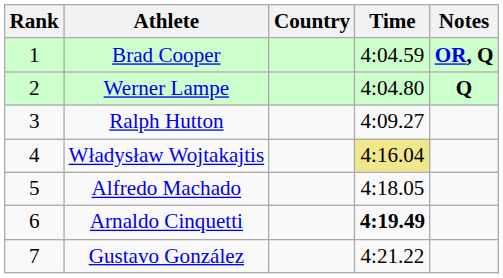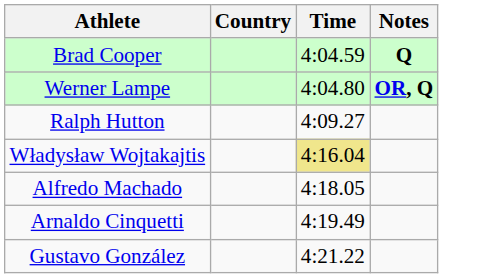- column: (34, 21)
(464, 54) OR, Q -> (404, 54) Q
(464, 88) Q -> (404, 88) OR, Q
(392, 222) bold -> (333, 222) normal
